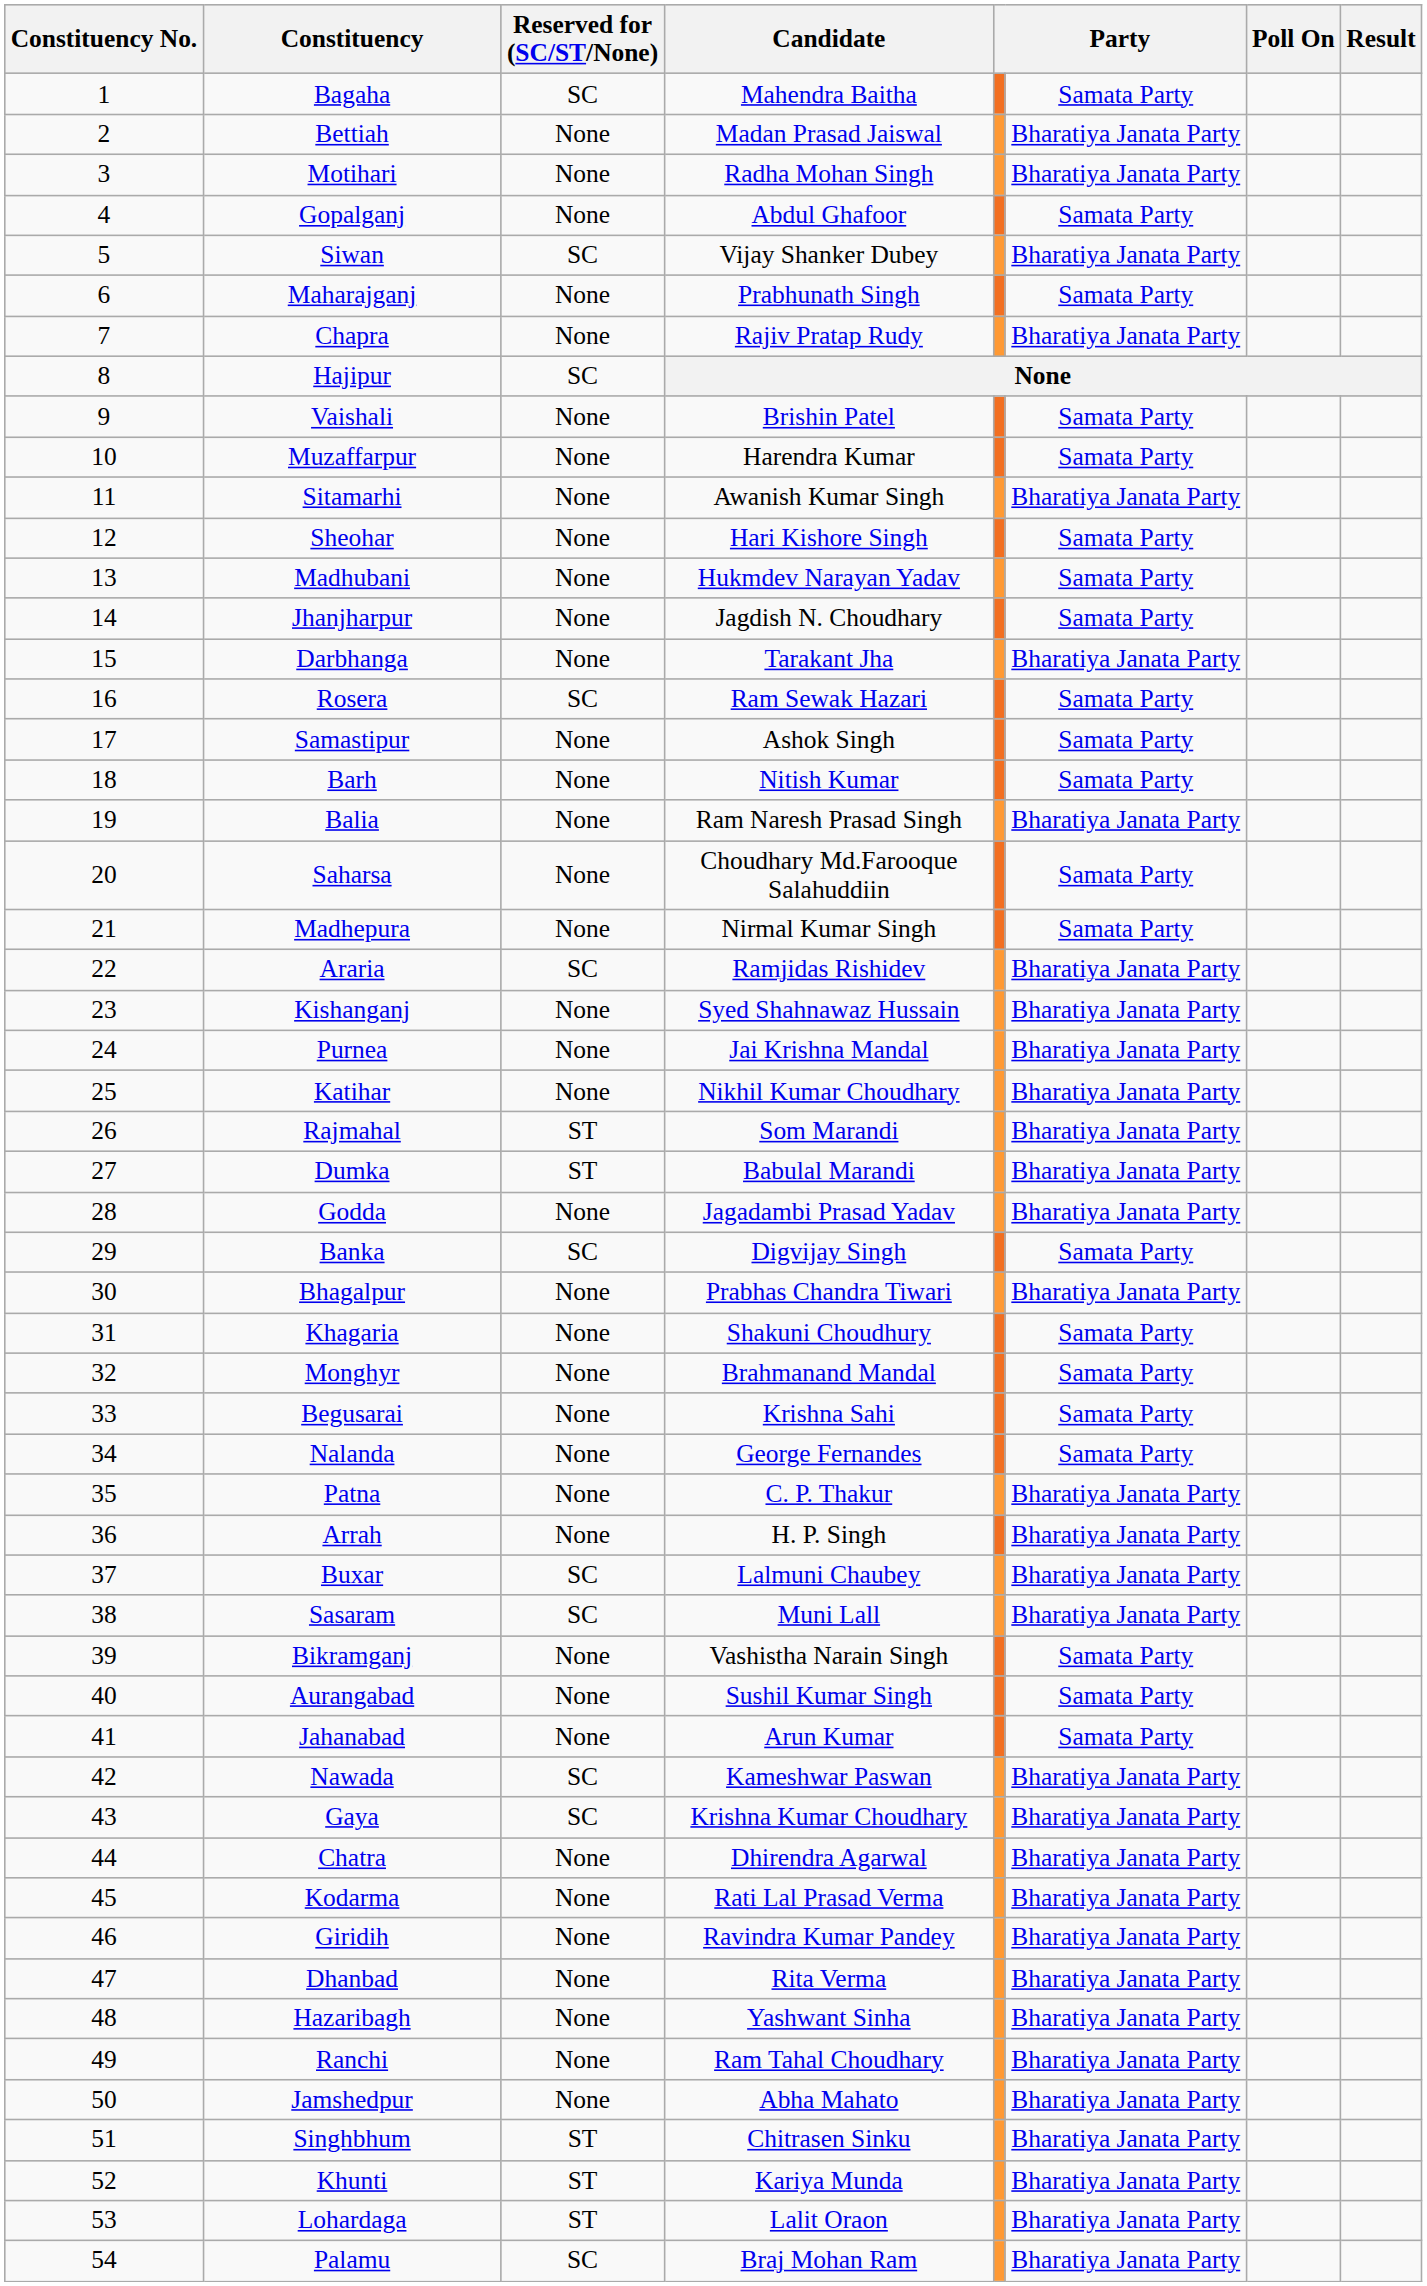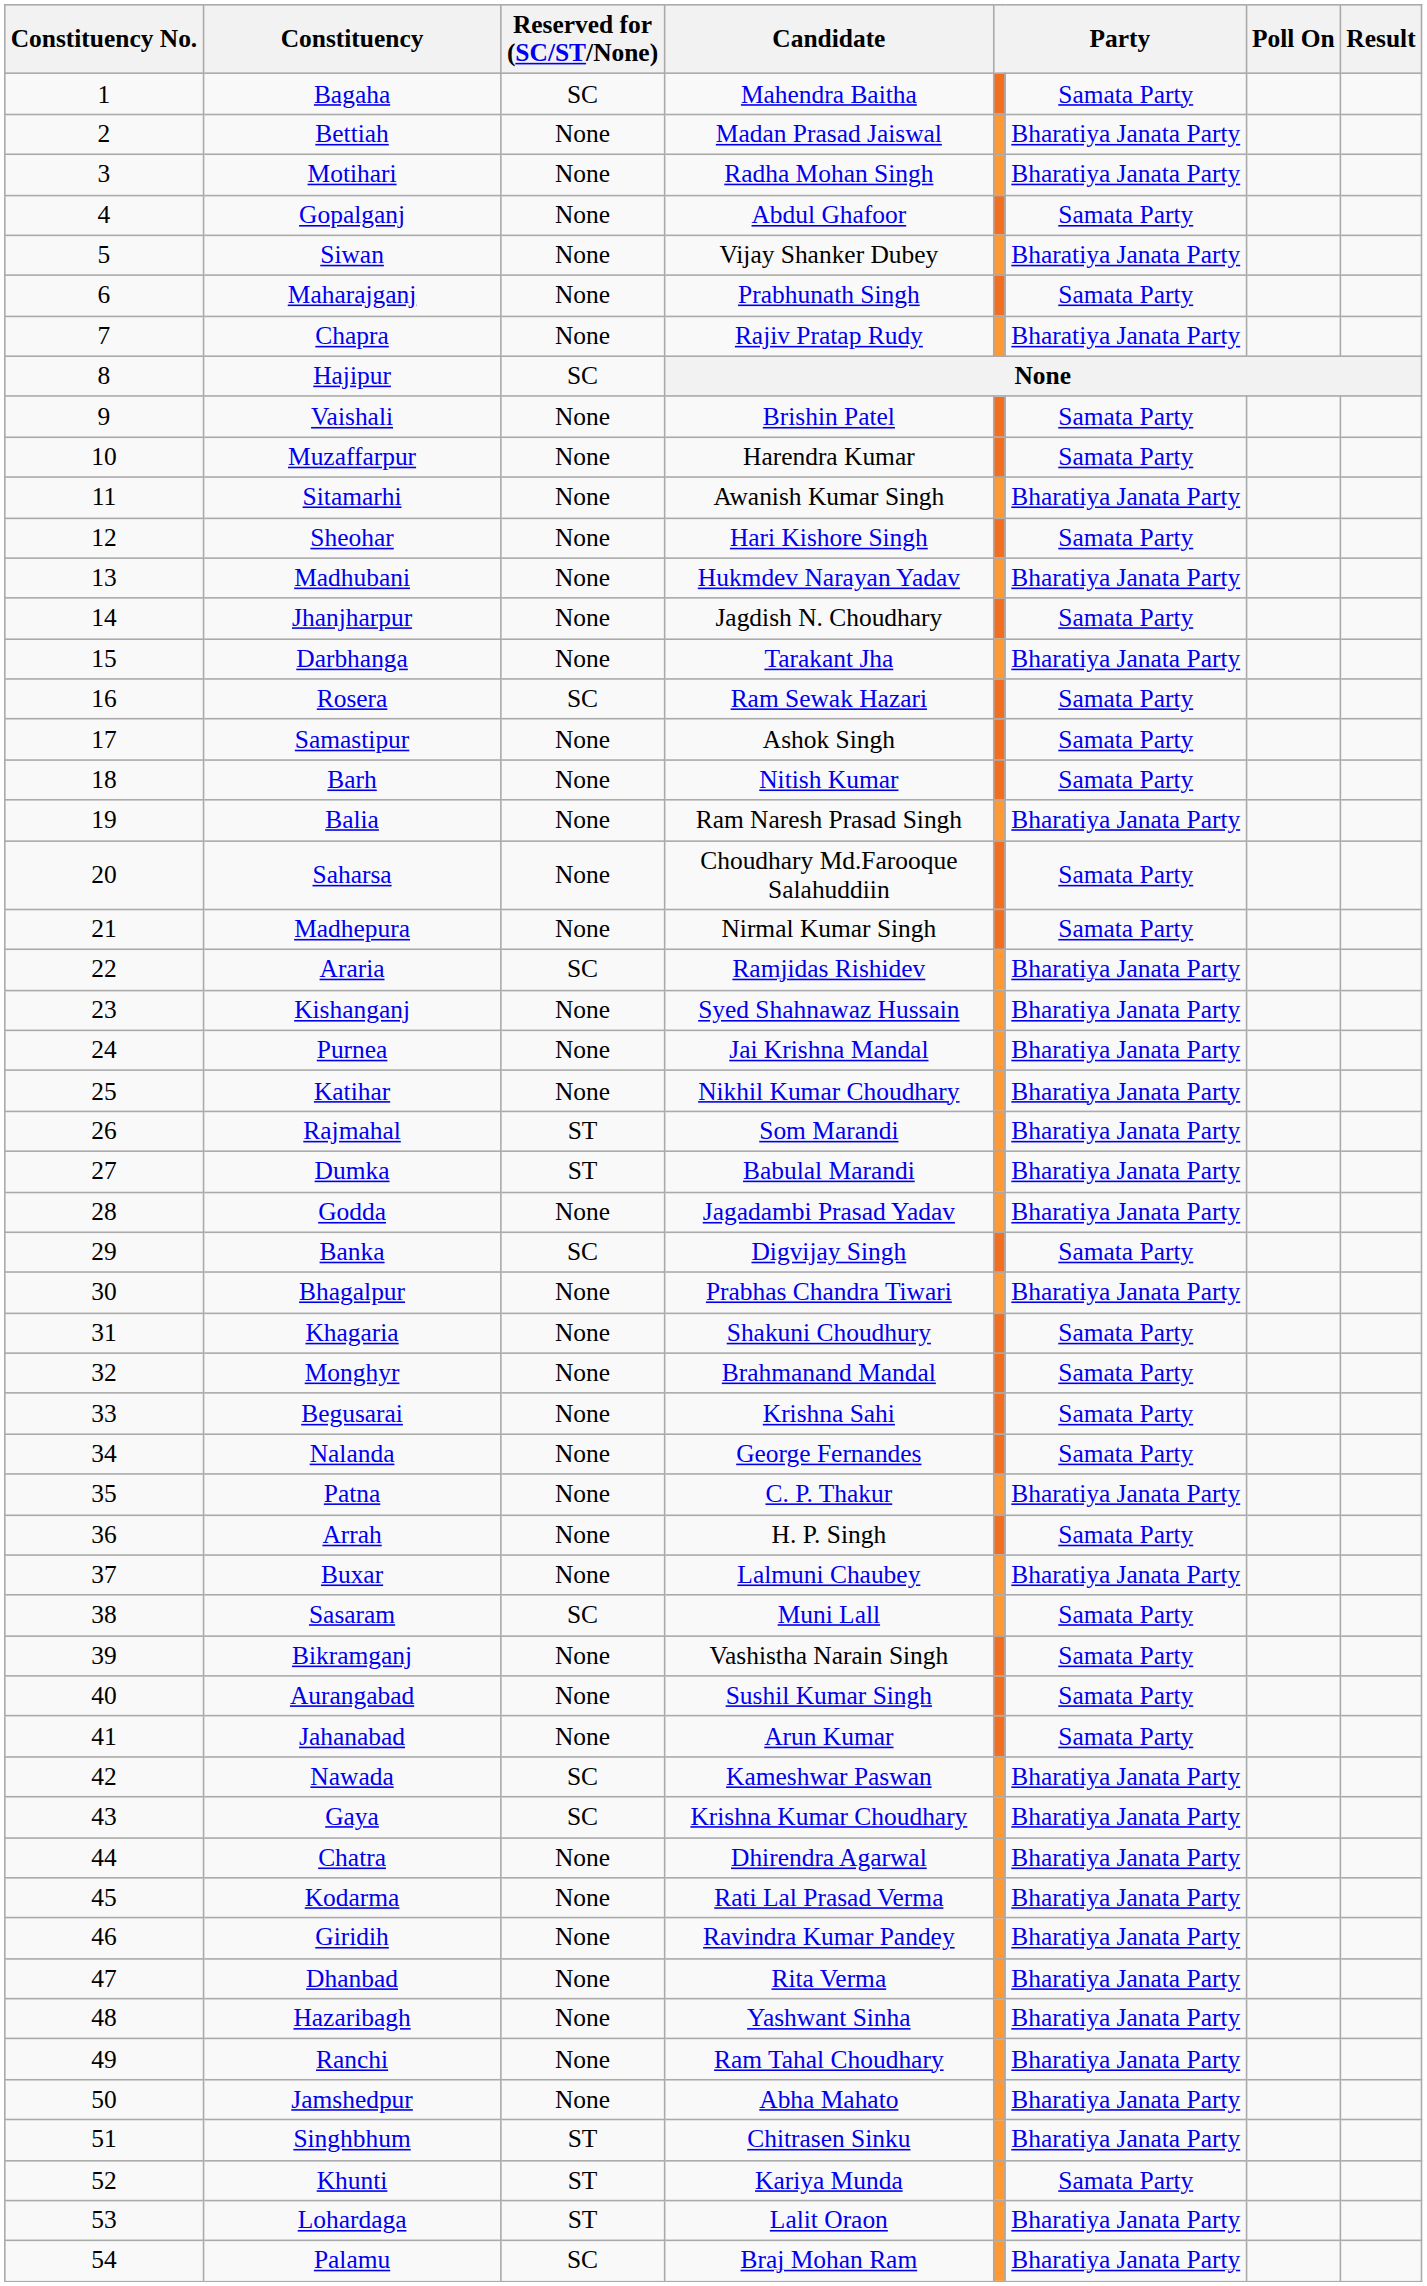(582, 255) SC -> (583, 255) None
(1126, 577) Samata Party -> (1126, 577) Bharatiya Janata Party
(1126, 1534) Bharatiya Janata Party -> (1126, 1534) Samata Party
(582, 1574) SC -> (583, 1574) None
(1126, 1615) Bharatiya Janata Party -> (1126, 1615) Samata Party
(1126, 2179) Bharatiya Janata Party -> (1126, 2179) Samata Party
